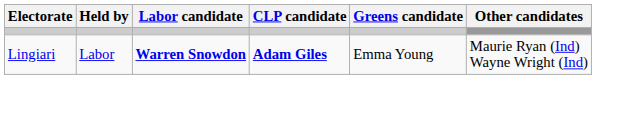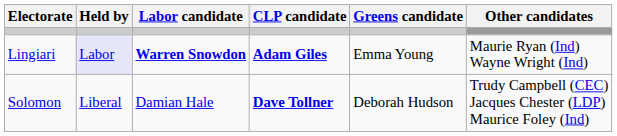(97, 54) no background -> (97, 54) lavender background
+ row: (34, 102)
